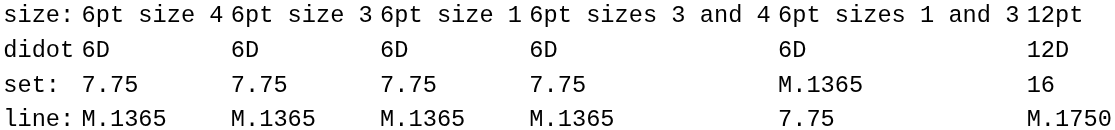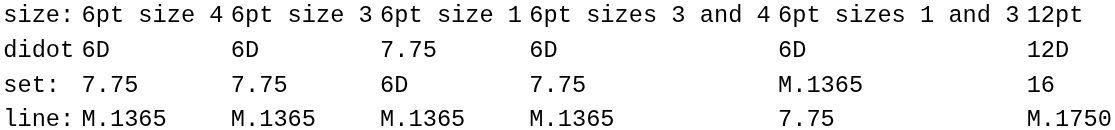(394, 51) 6D -> (408, 51) 7.75
(408, 85) 7.75 -> (394, 85) 6D
